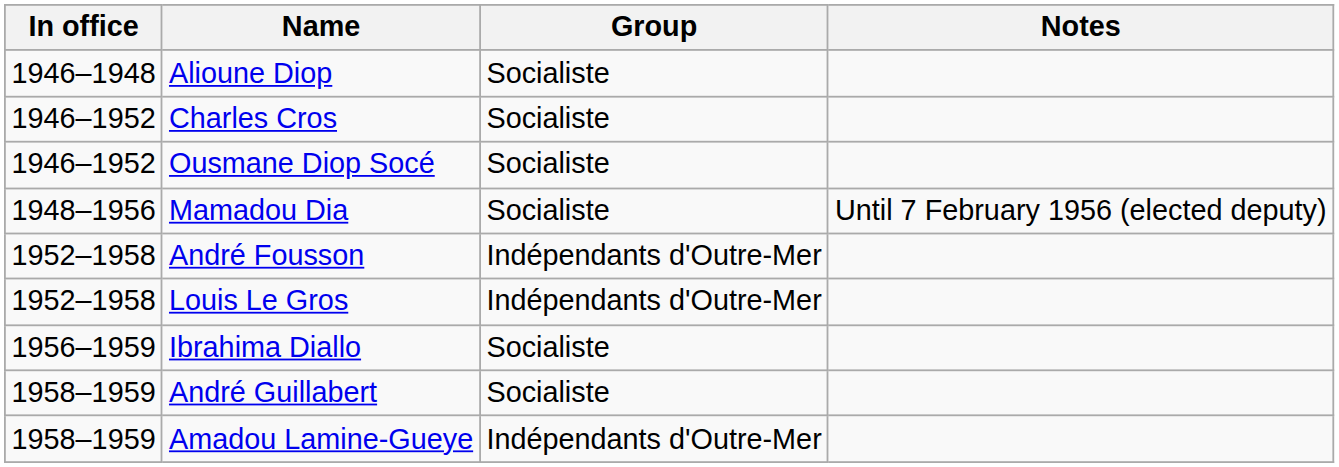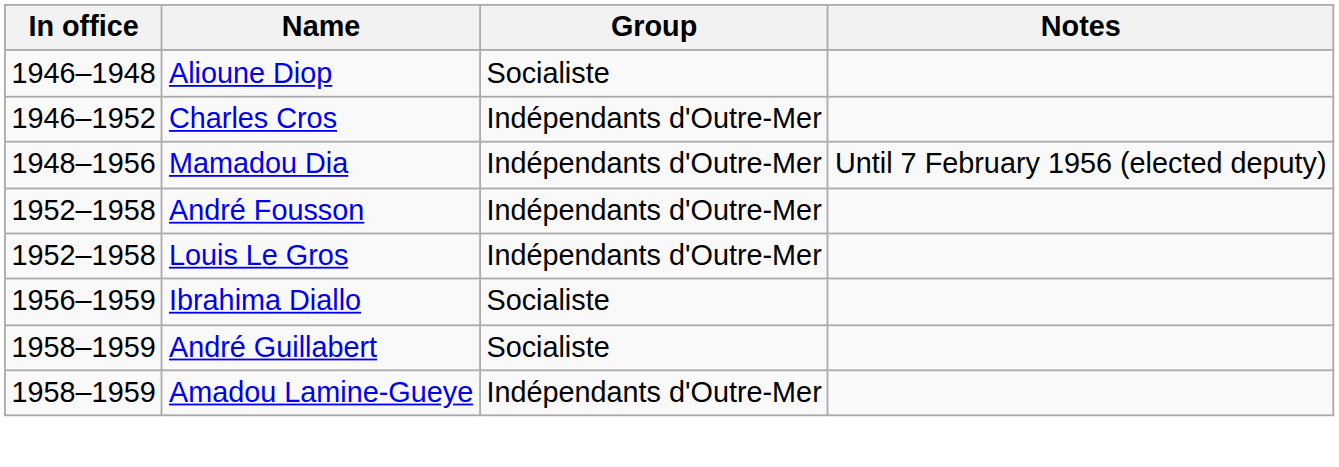(548, 118) Socialiste -> (654, 118) Indépendants d'Outre-Mer
- row: (302, 164)
(548, 210) Socialiste -> (654, 164) Indépendants d'Outre-Mer
